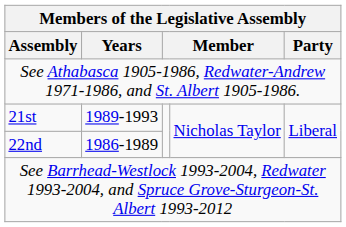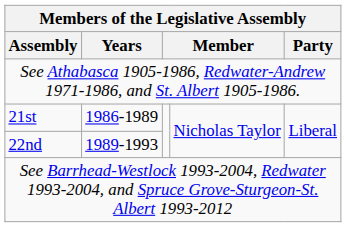(122, 117) 1989-1993 -> (122, 117) 1986-1989
(122, 144) 1986-1989 -> (122, 144) 1989-1993
